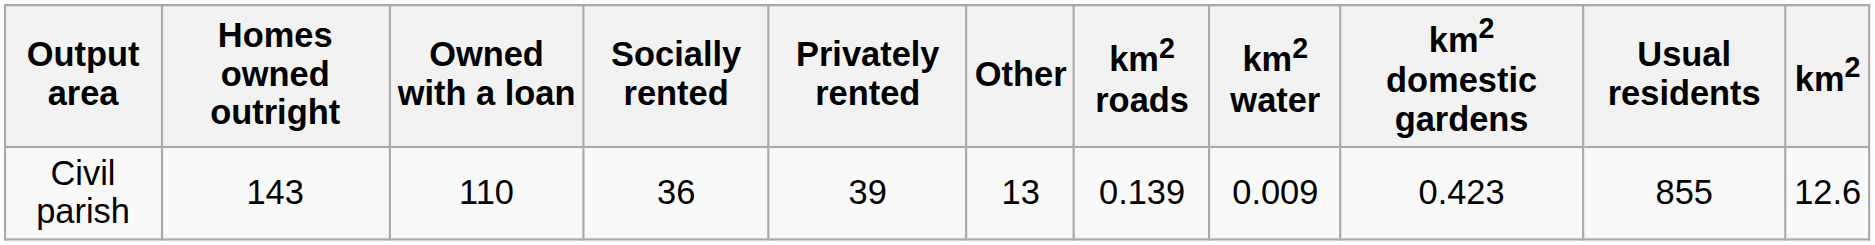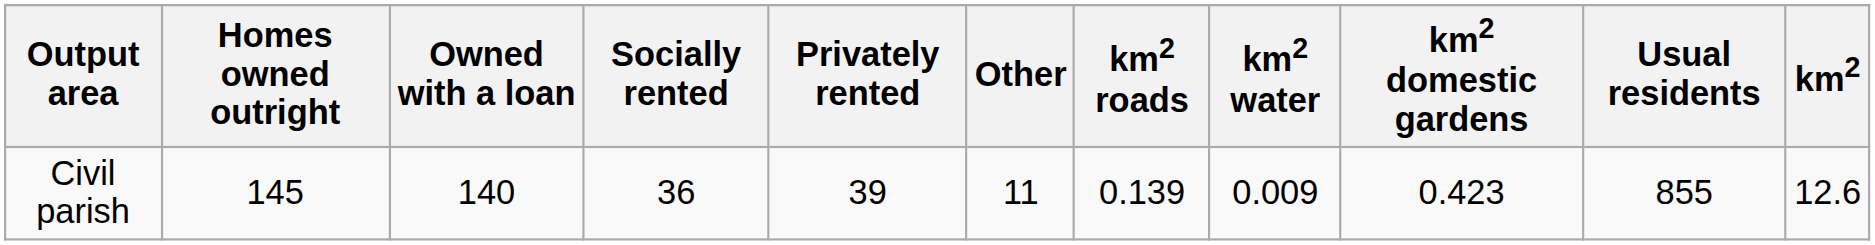(275, 192) 143 -> (275, 192) 145
(487, 192) 110 -> (487, 192) 140
(1021, 192) 13 -> (1021, 192) 11
